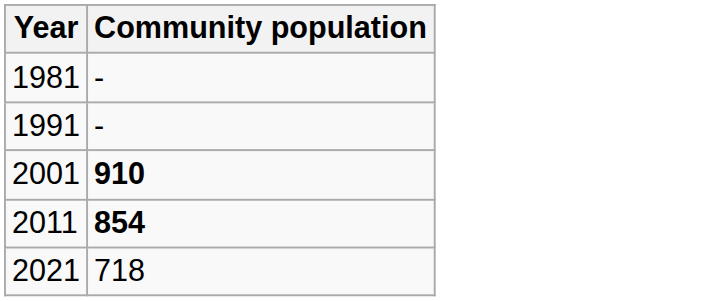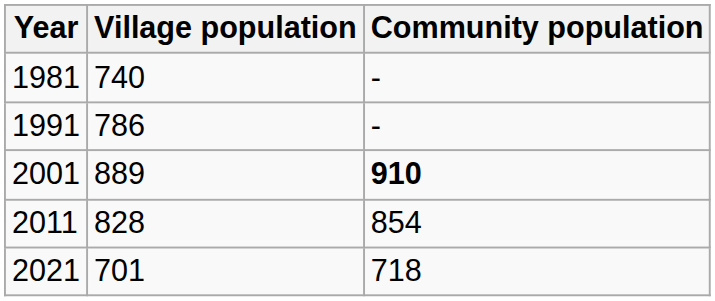+ column: (225, 28)
(120, 222) bold -> (396, 222) normal
